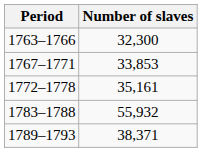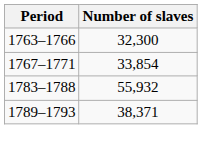(138, 64) 33,853 -> (138, 64) 33,854
- row: (42, 87)
